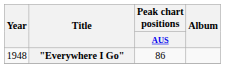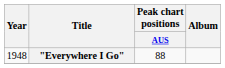(160, 55) 86 -> (160, 55) 88
